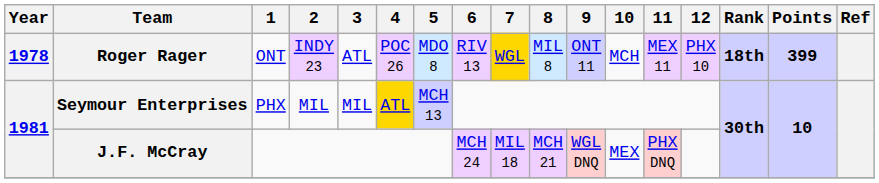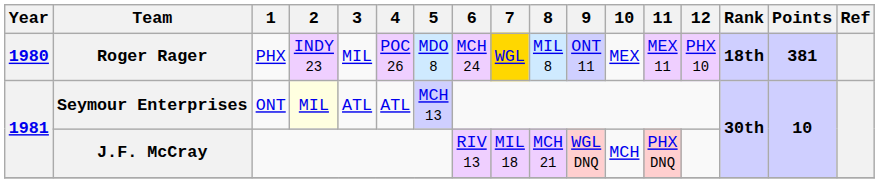(29, 57) 1978 -> (29, 57) 1980
(271, 57) ONT -> (271, 57) PHX
(357, 57) ATL -> (357, 57) MIL
(472, 56) RIV 13 -> (472, 56) MCH 24
(624, 57) MCH -> (624, 57) MEX
(802, 57) 399 -> (802, 57) 381
(271, 105) PHX -> (271, 105) ONT
(314, 105) no background -> (314, 105) lightyellow background
(357, 105) MIL -> (357, 105) ATL
(395, 105) gold background -> (395, 105) no background
(472, 152) MCH 24 -> (472, 152) RIV 13
(624, 153) MEX -> (624, 153) MCH
